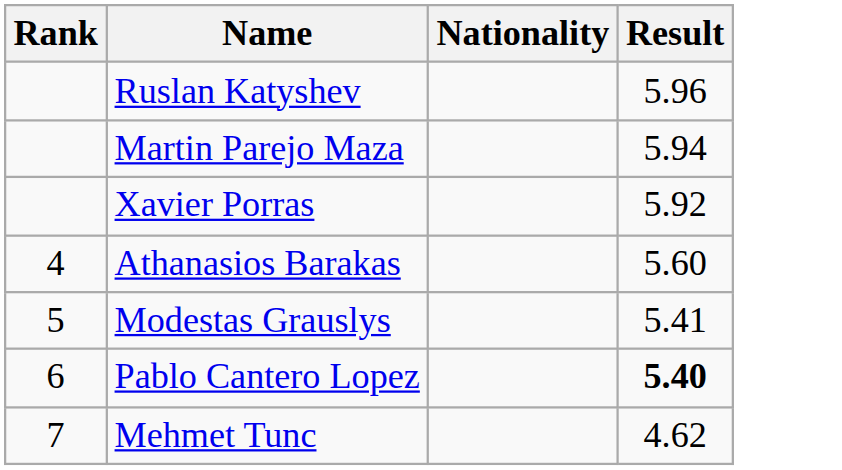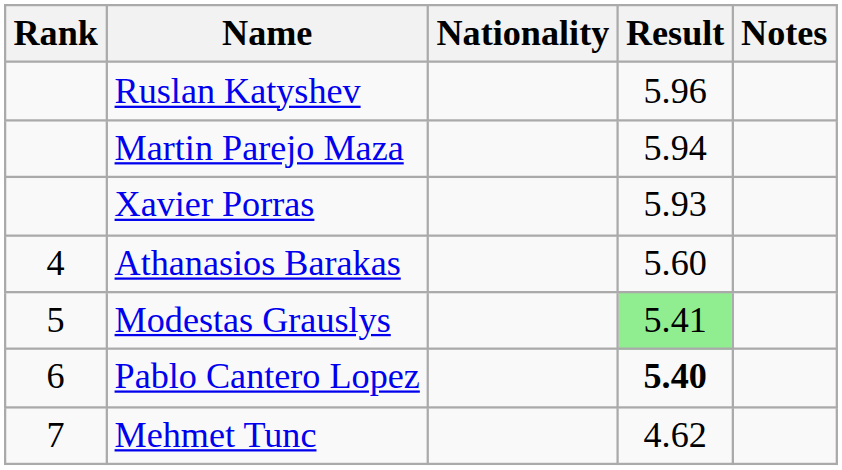+ column: (784, 33)
(675, 205) 5.92 -> (675, 205) 5.93
(675, 319) no background -> (675, 319) lightgreen background
